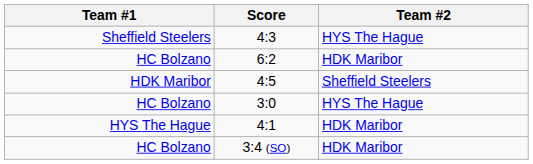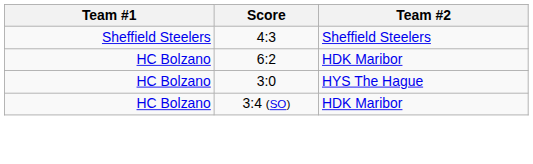(373, 37) HYS The Hague -> (376, 37) Sheffield Steelers
- row: (266, 81)
- row: (266, 125)
